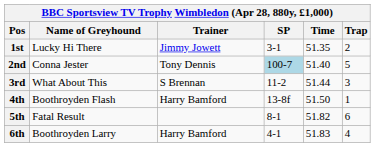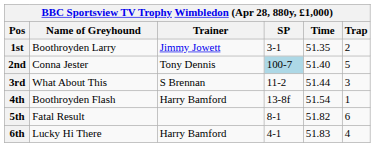(67, 47) Lucky Hi There -> (74, 47) Boothroyden Larry
(318, 99) 51.50 -> (318, 99) 51.54
(74, 133) Boothroyden Larry -> (67, 133) Lucky Hi There
